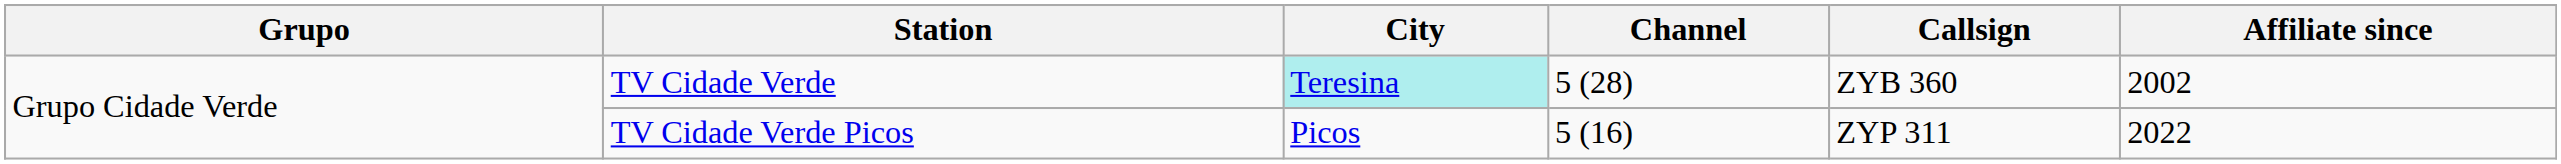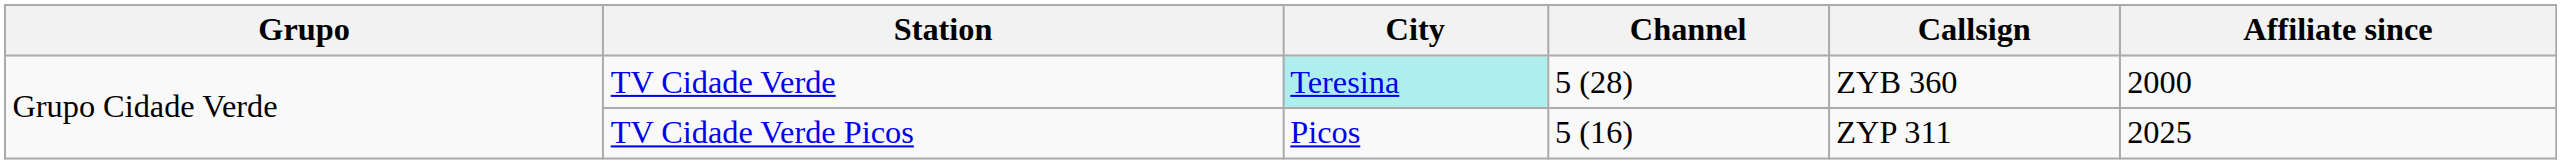(2159, 81) 2002 -> (2159, 81) 2000
(2159, 132) 2022 -> (2159, 132) 2025
